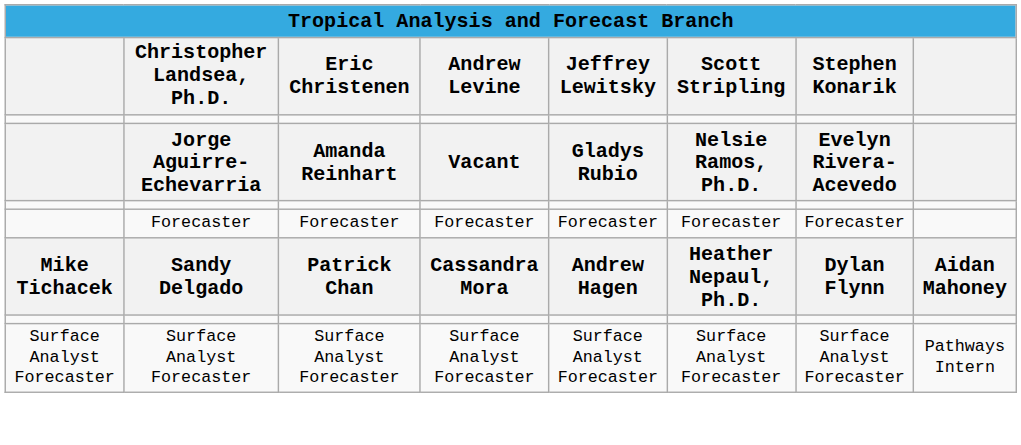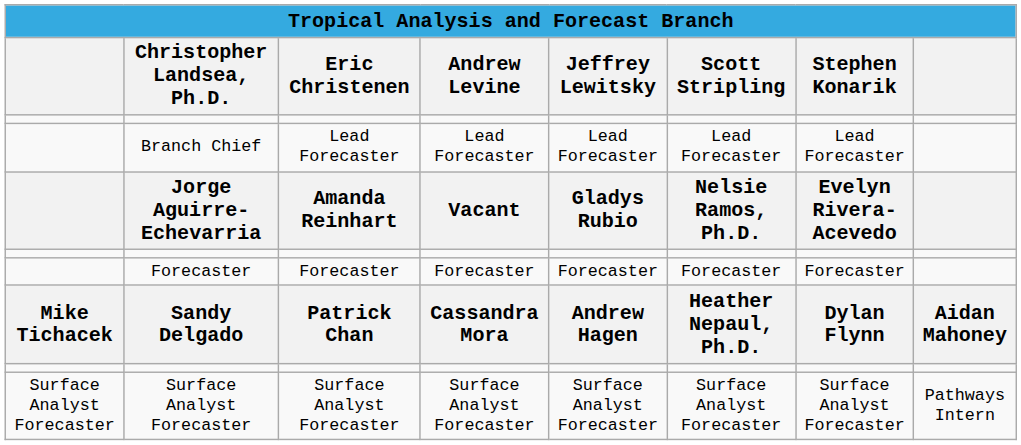+ row: (201, 147)
